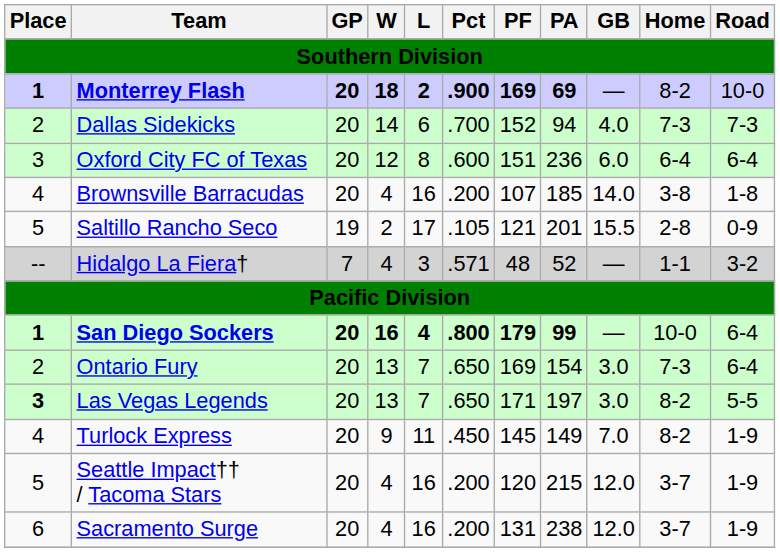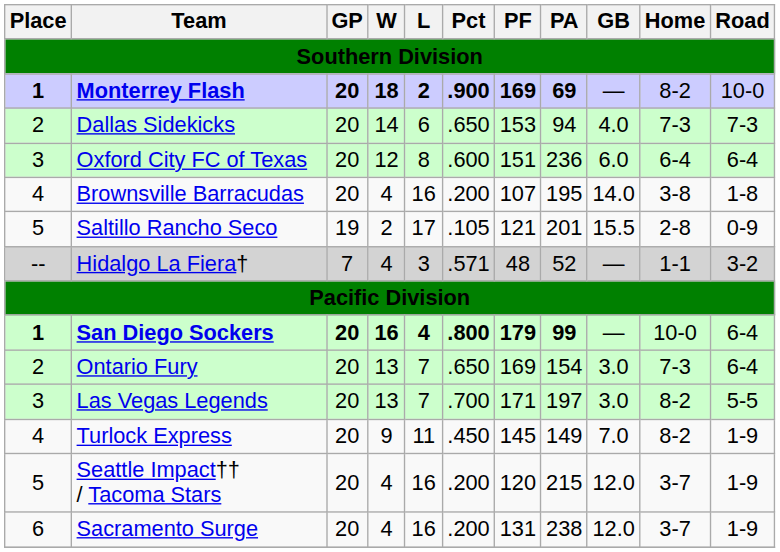(469, 125) .700 -> (469, 125) .650
(518, 125) 152 -> (518, 125) 153
(564, 194) 185 -> (564, 194) 195
(38, 401) bold -> (38, 401) normal
(469, 401) .650 -> (469, 401) .700
